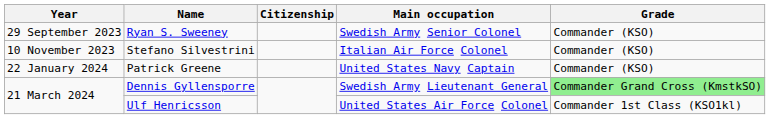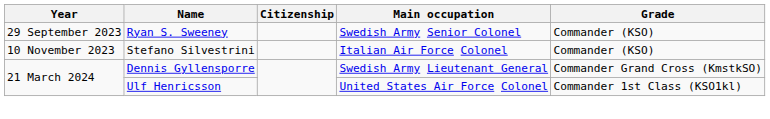- row: (174, 68)
(658, 86) lightgreen background -> (658, 68) no background
